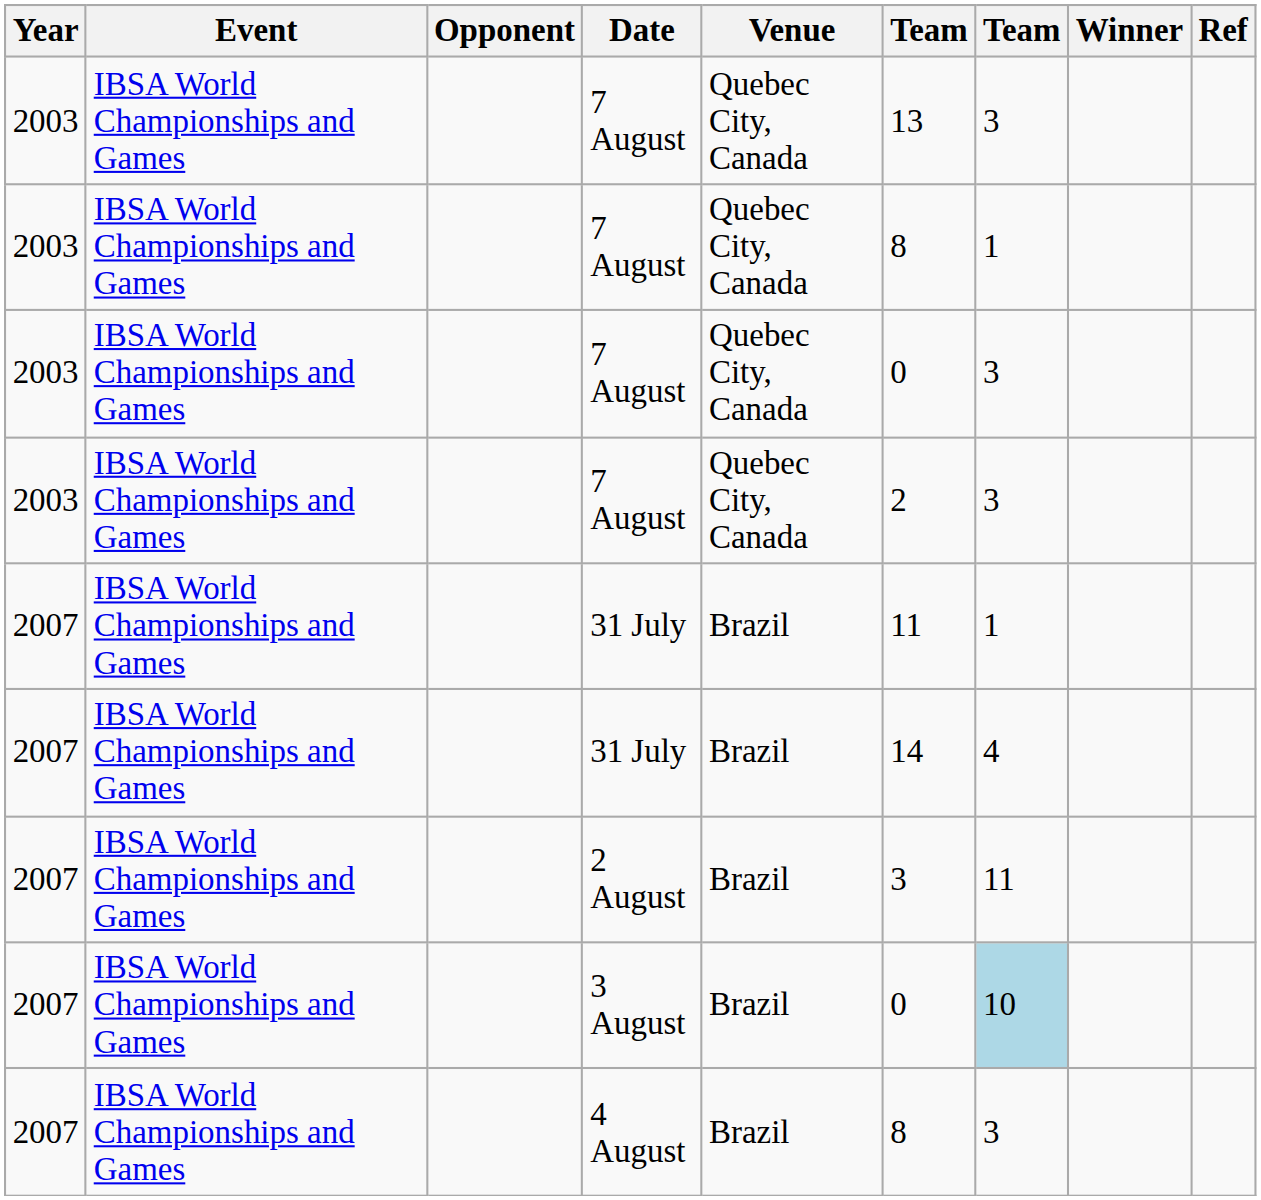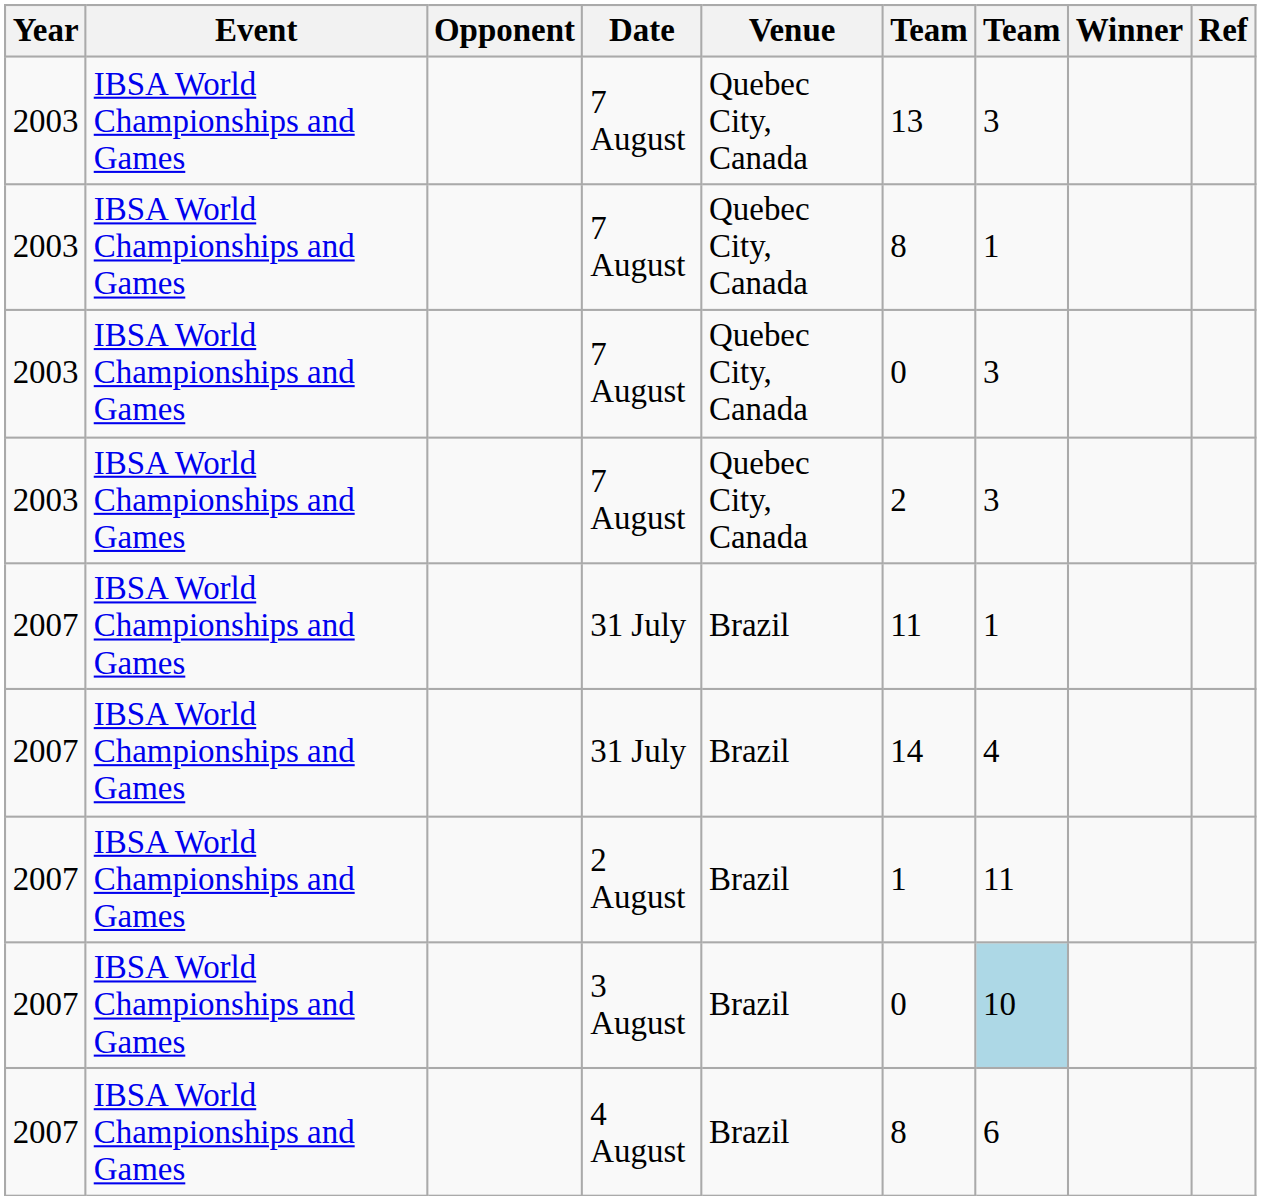(899, 878) 3 -> (899, 878) 1
(991, 1131) 3 -> (991, 1131) 6
